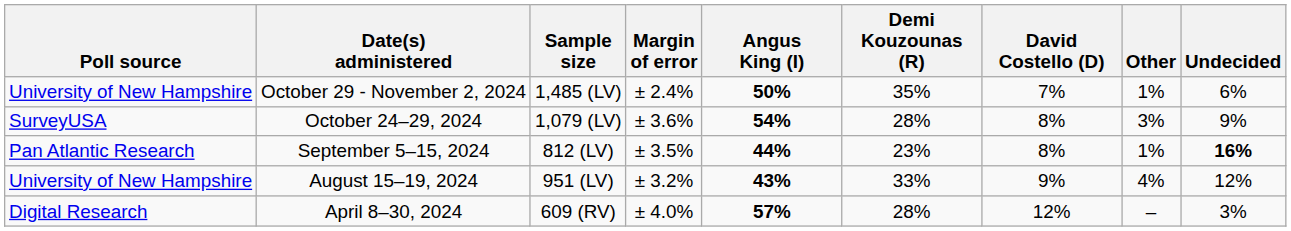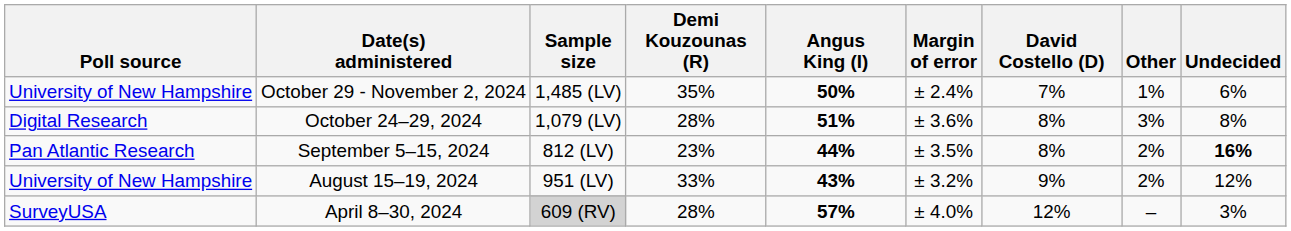columns swapped: (664, 51) <-> (912, 41)
(58, 121) SurveyUSA -> (78, 121) Digital Research
(772, 121) 54% -> (836, 121) 51%
(1233, 121) 9% -> (1233, 121) 8%
(1151, 151) 1% -> (1151, 151) 2%
(1151, 181) 4% -> (1151, 181) 2%
(78, 211) Digital Research -> (58, 211) SurveyUSA
(578, 211) no background -> (578, 211) lightgrey background
